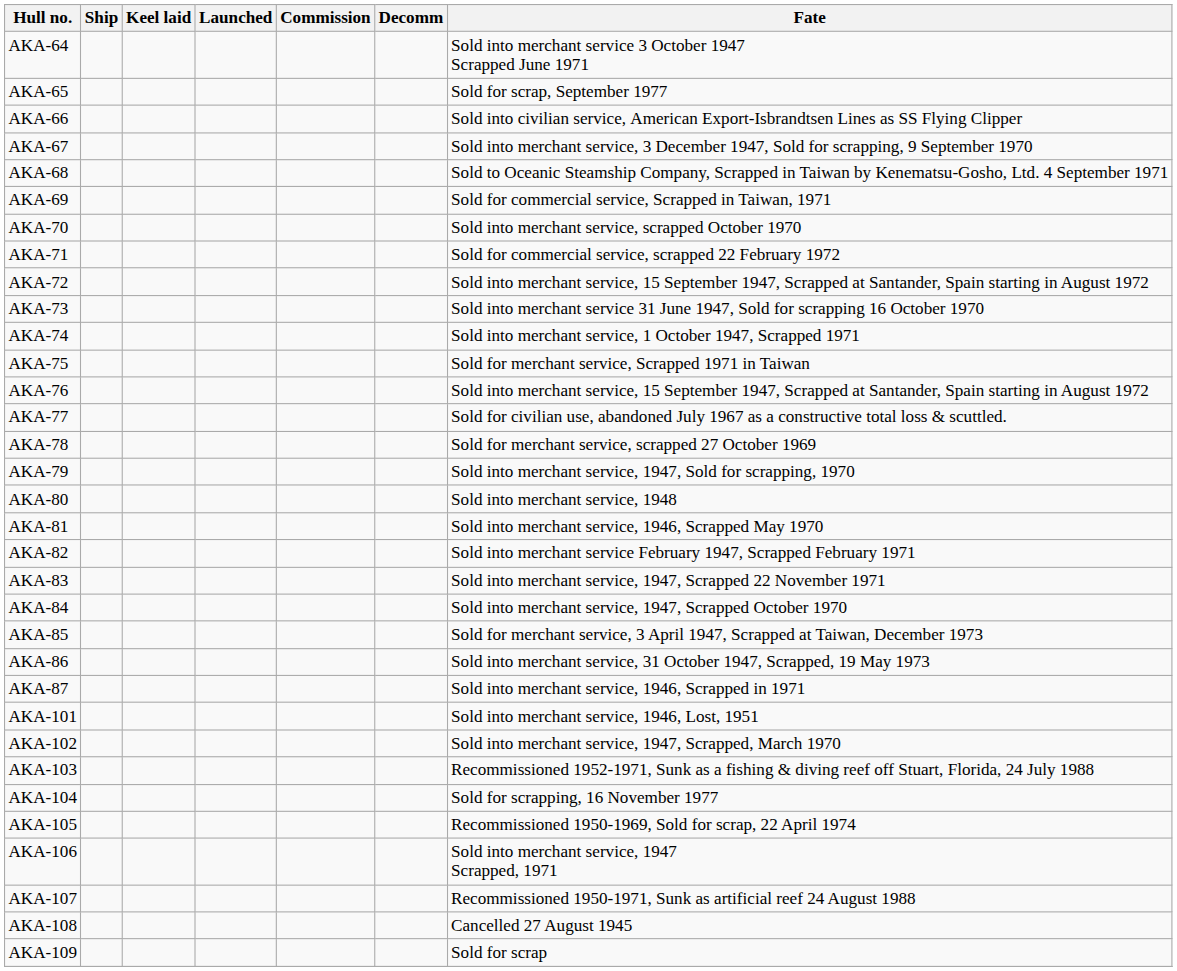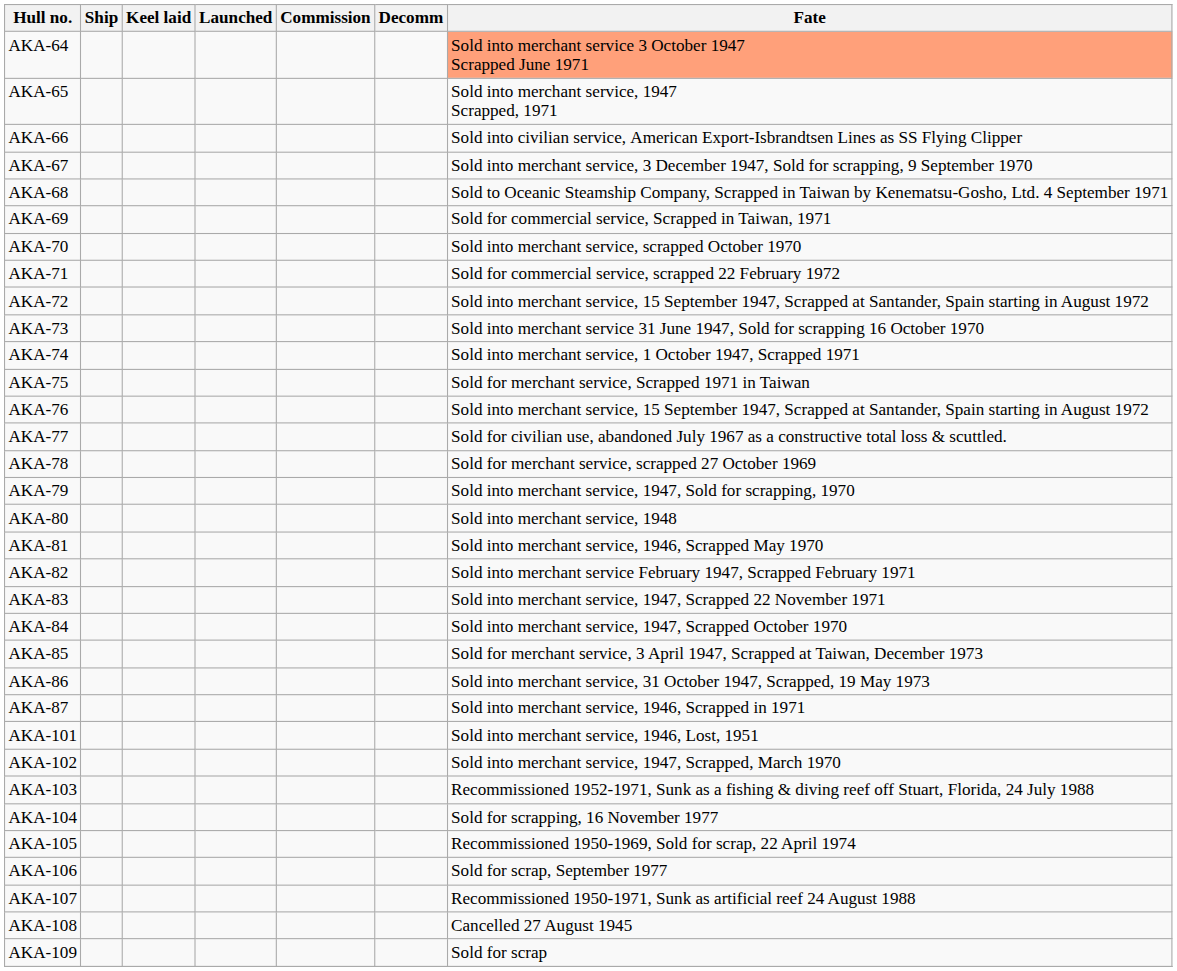(598, 54) no background -> (598, 54) lightsalmon background
(559, 91) Sold for scrap, September 1977 -> (564, 101) Sold into merchant service, 1947 Scrapped, 1971
(564, 861) Sold into merchant service, 1947 Scrapped, 1971 -> (559, 871) Sold for scrap, September 1977
